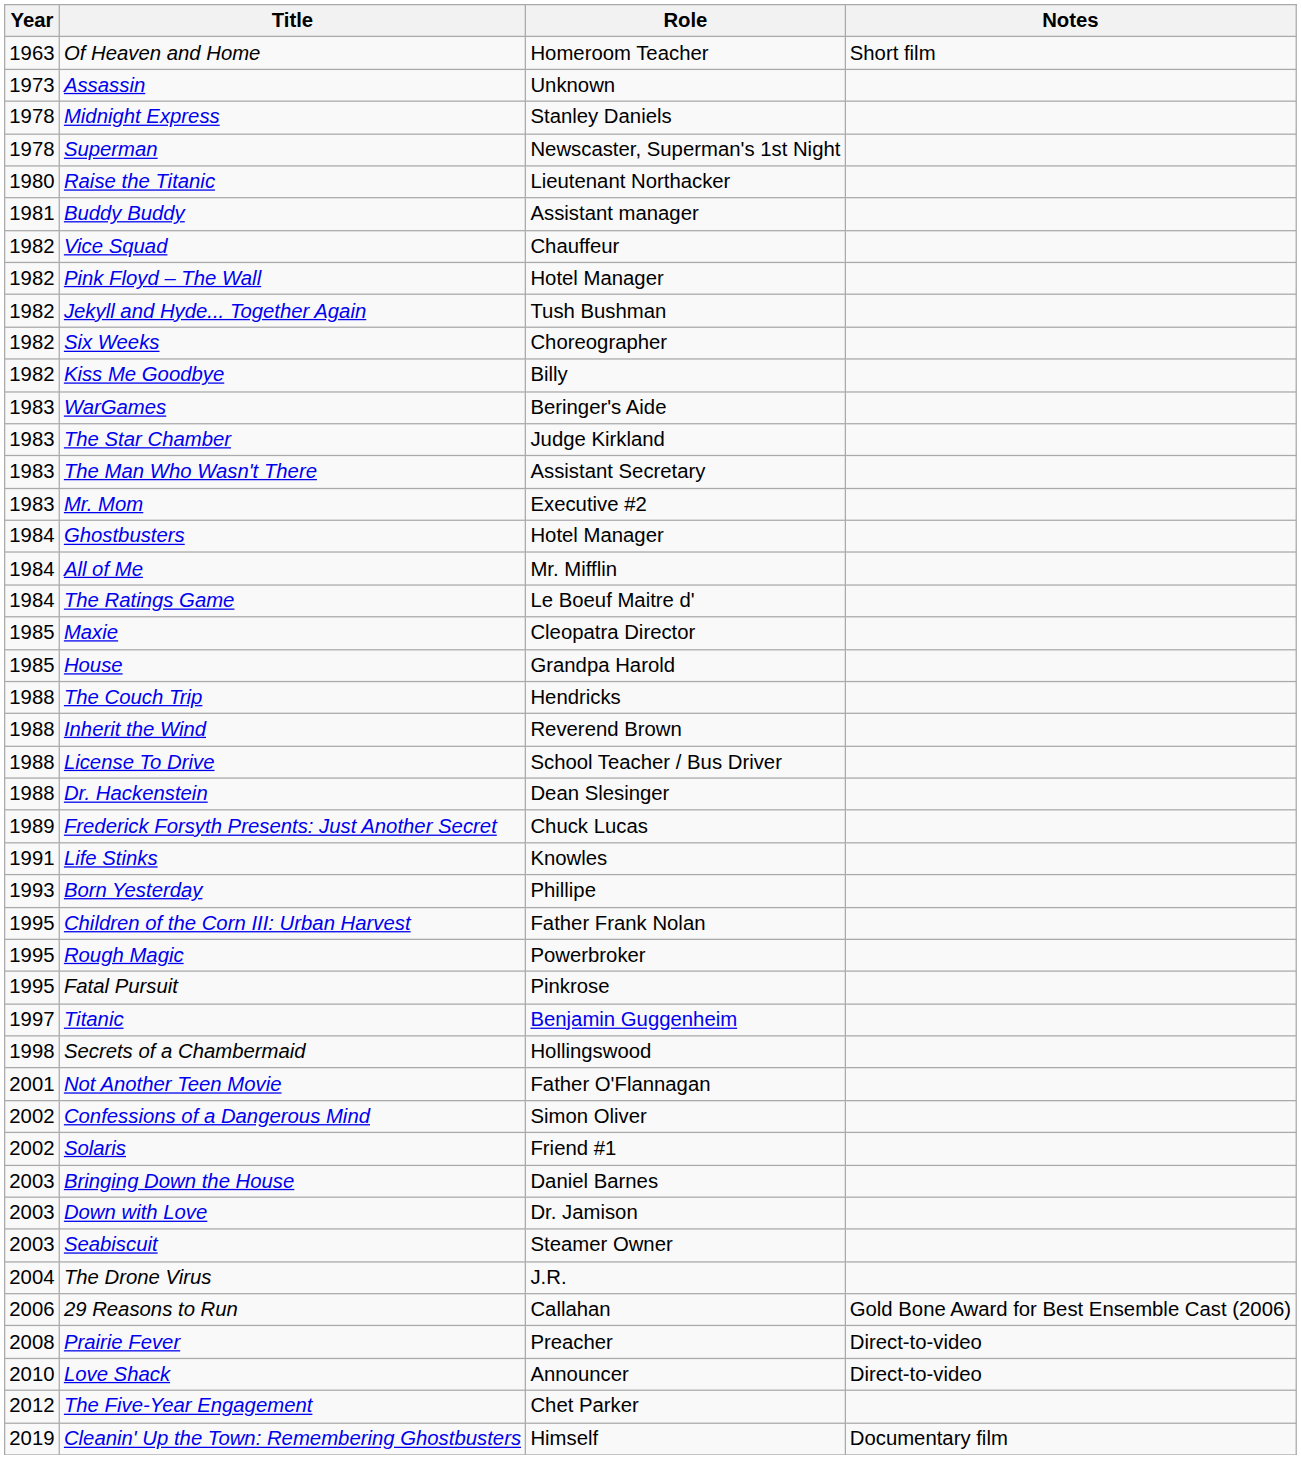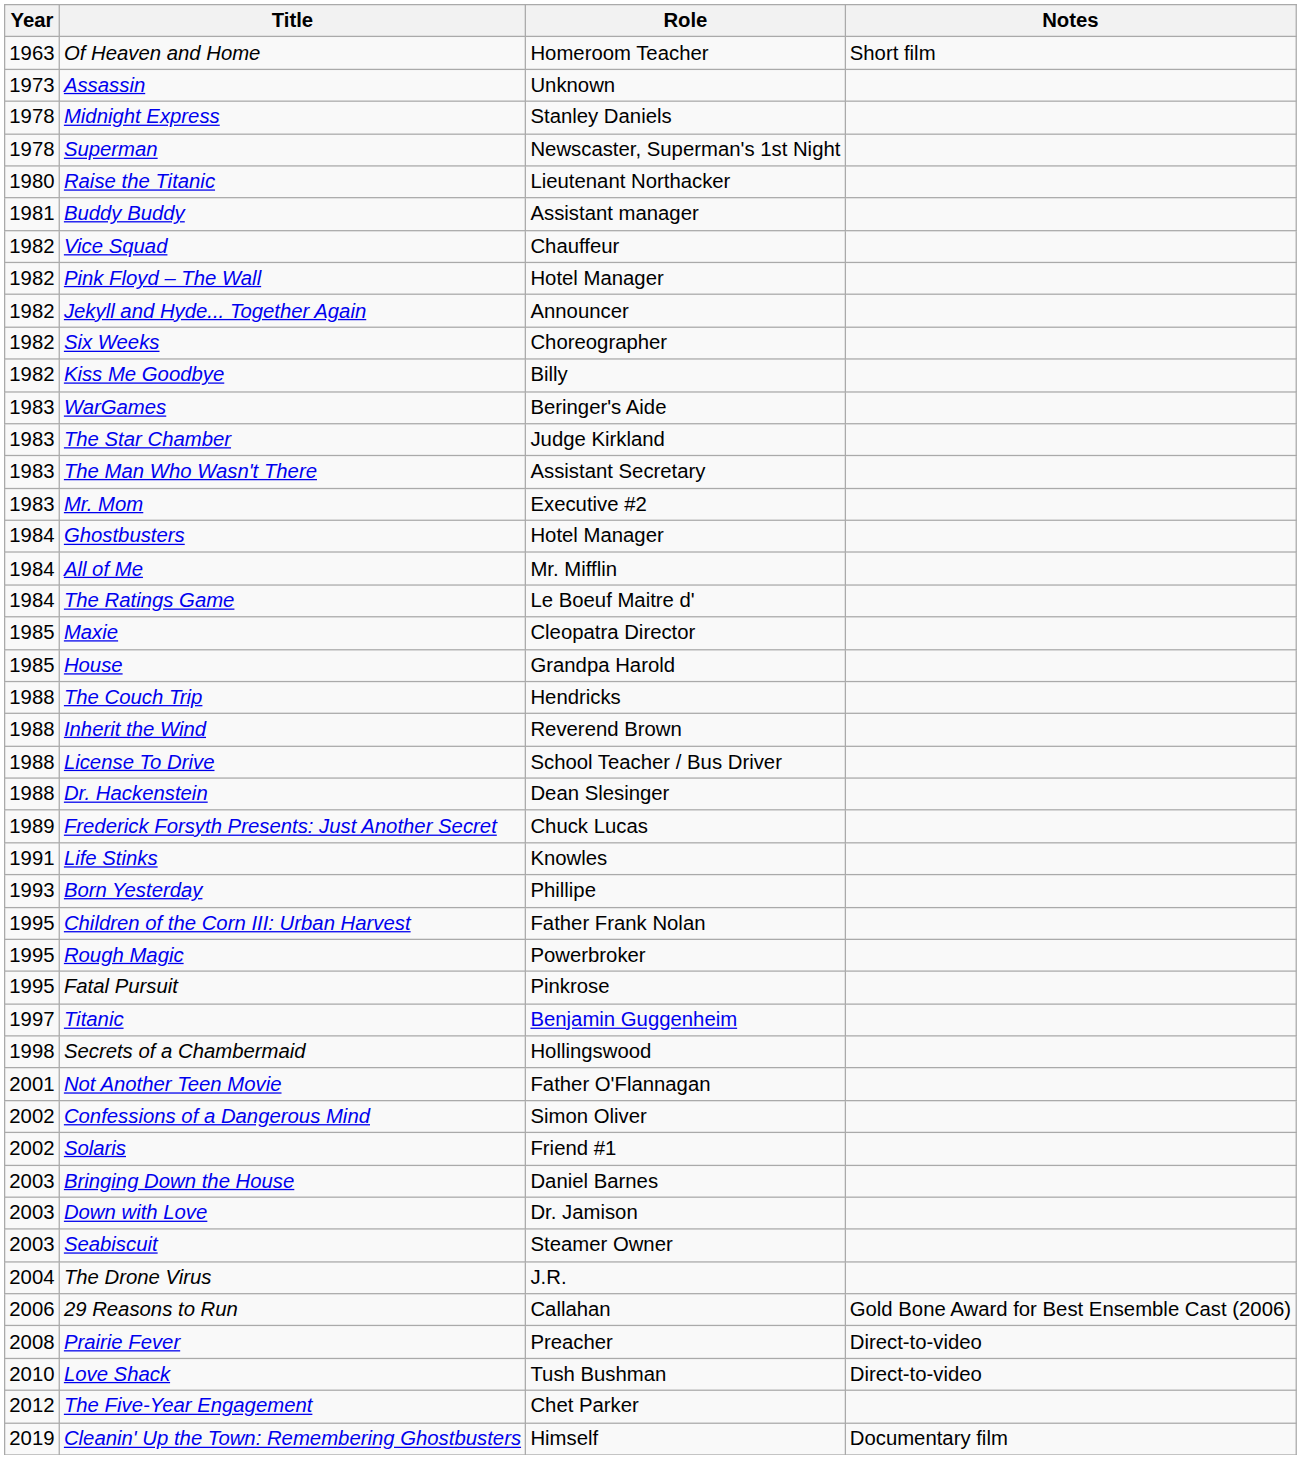(598, 310) Tush Bushman -> (580, 310) Announcer
(580, 1374) Announcer -> (598, 1374) Tush Bushman
